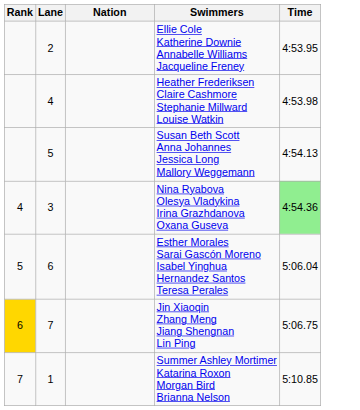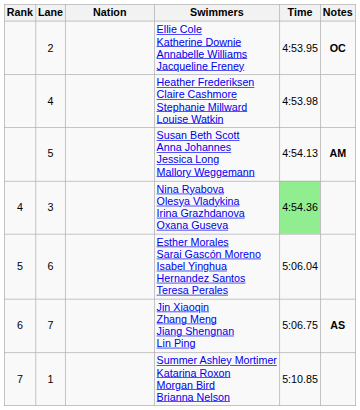+ column: (338, 13)
(20, 326) gold background -> (20, 326) no background
